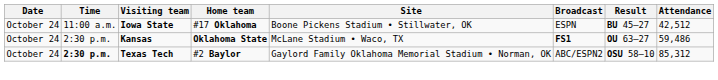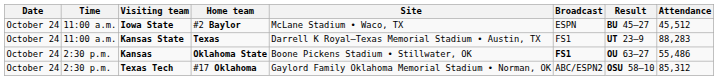(225, 26) #17 Oklahoma -> (217, 26) #2 Baylor
(372, 26) Boone Pickens Stadium • Stillwater, OK -> (337, 26) McLane Stadium • Waco, TX
(674, 26) 42,512 -> (674, 26) 45,512
+ row: (152, 40)
(337, 40) McLane Stadium • Waco, TX -> (372, 54) Boone Pickens Stadium • Stillwater, OK
(674, 40) 59,486 -> (674, 54) 55,486
(87, 54) bold -> (87, 68) normal
(217, 54) #2 Baylor -> (225, 68) #17 Oklahoma
